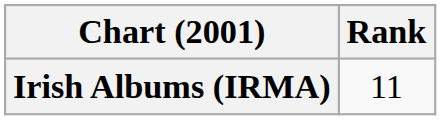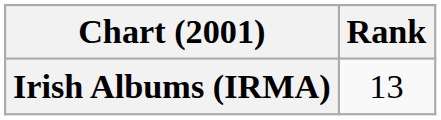(386, 85) 11 -> (386, 85) 13
